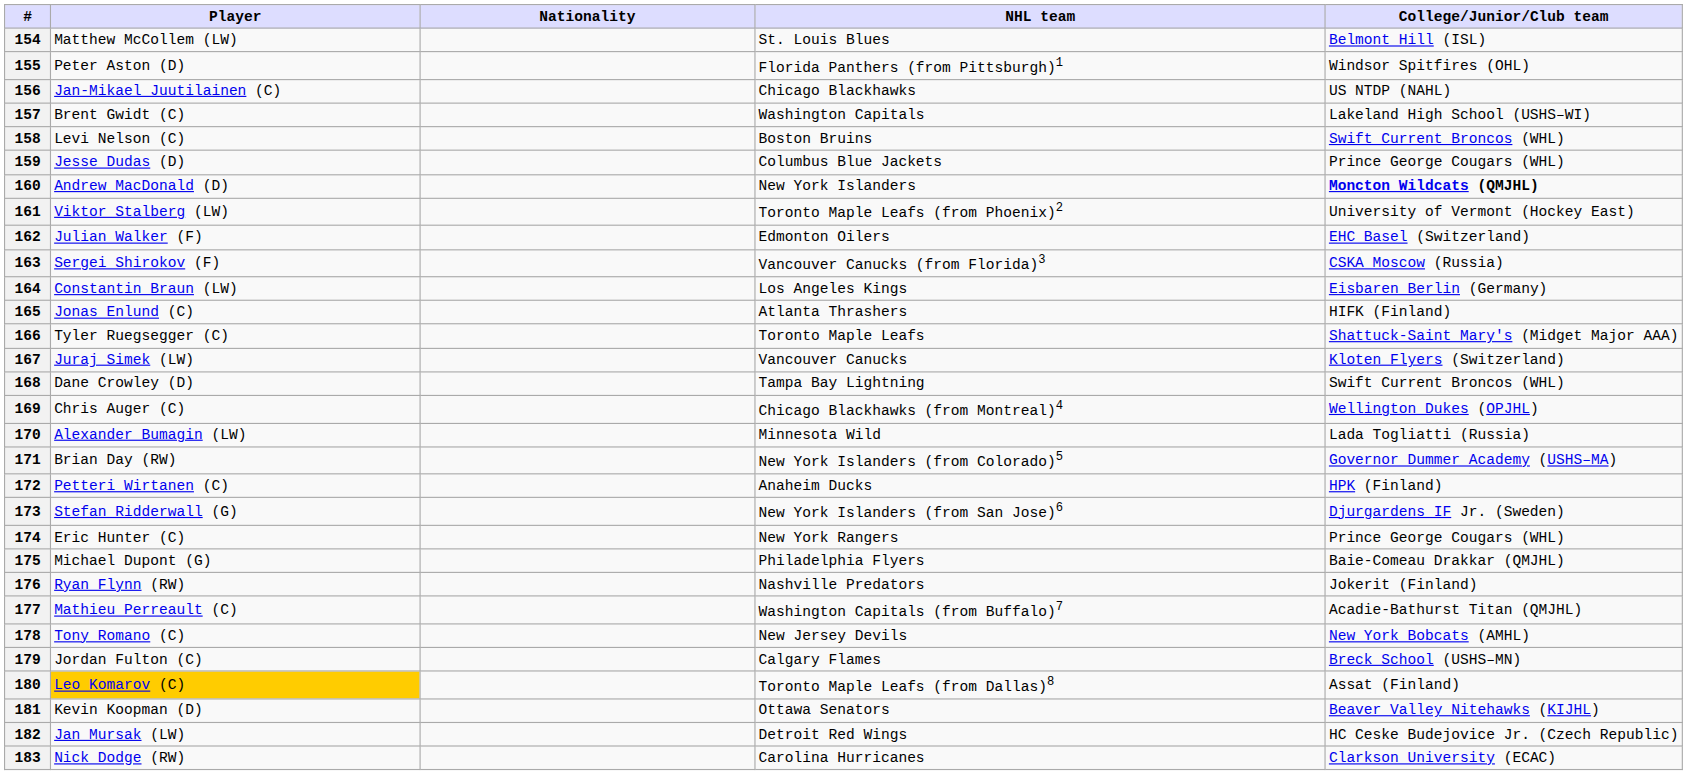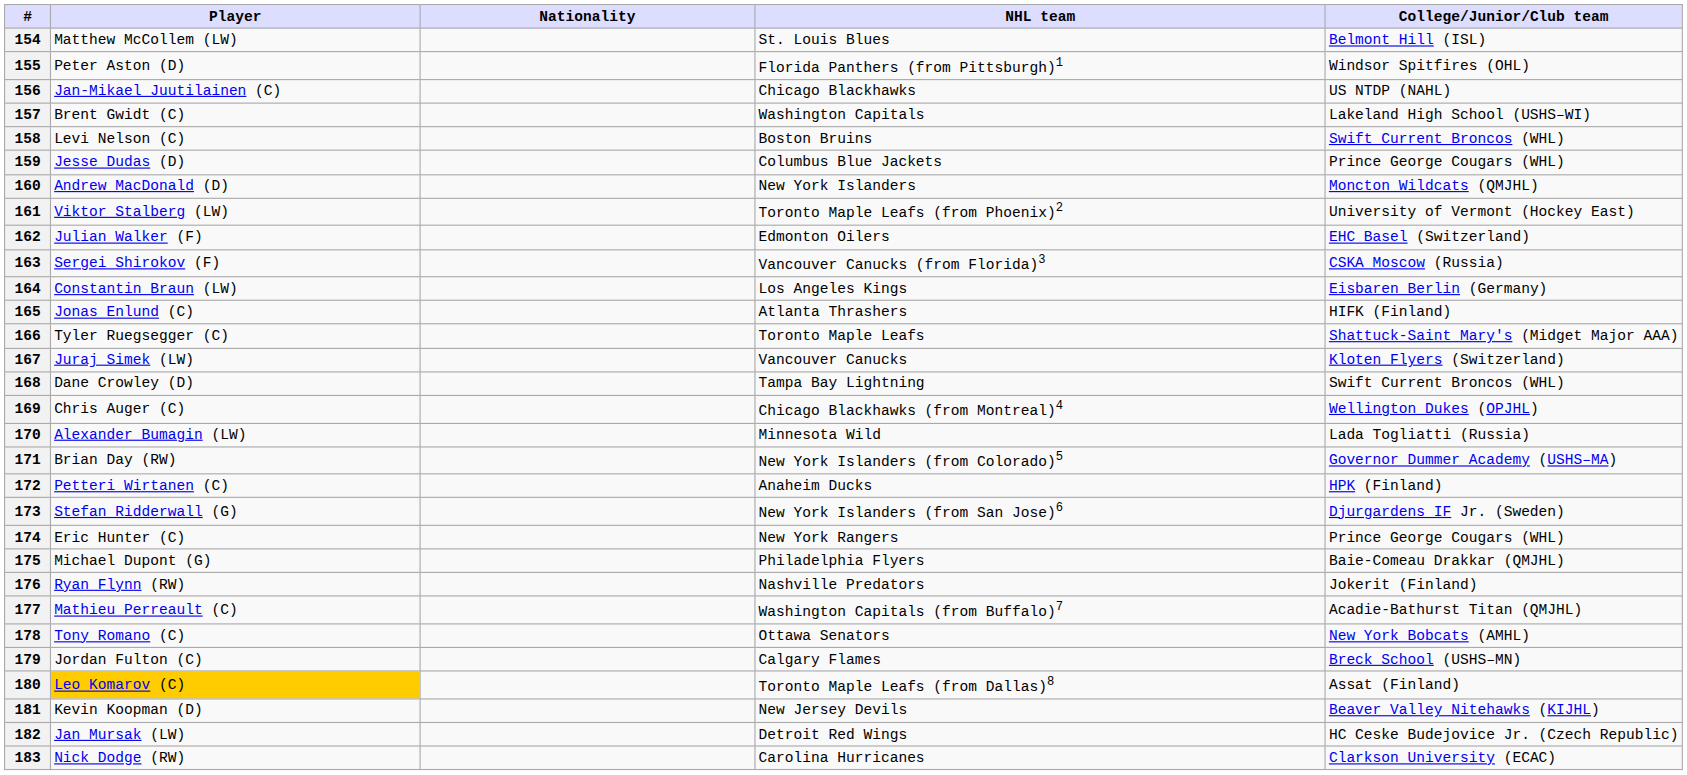(1434, 186) bold -> (1434, 186) normal
(833, 636) New Jersey Devils -> (824, 636) Ottawa Senators
(824, 711) Ottawa Senators -> (833, 711) New Jersey Devils
